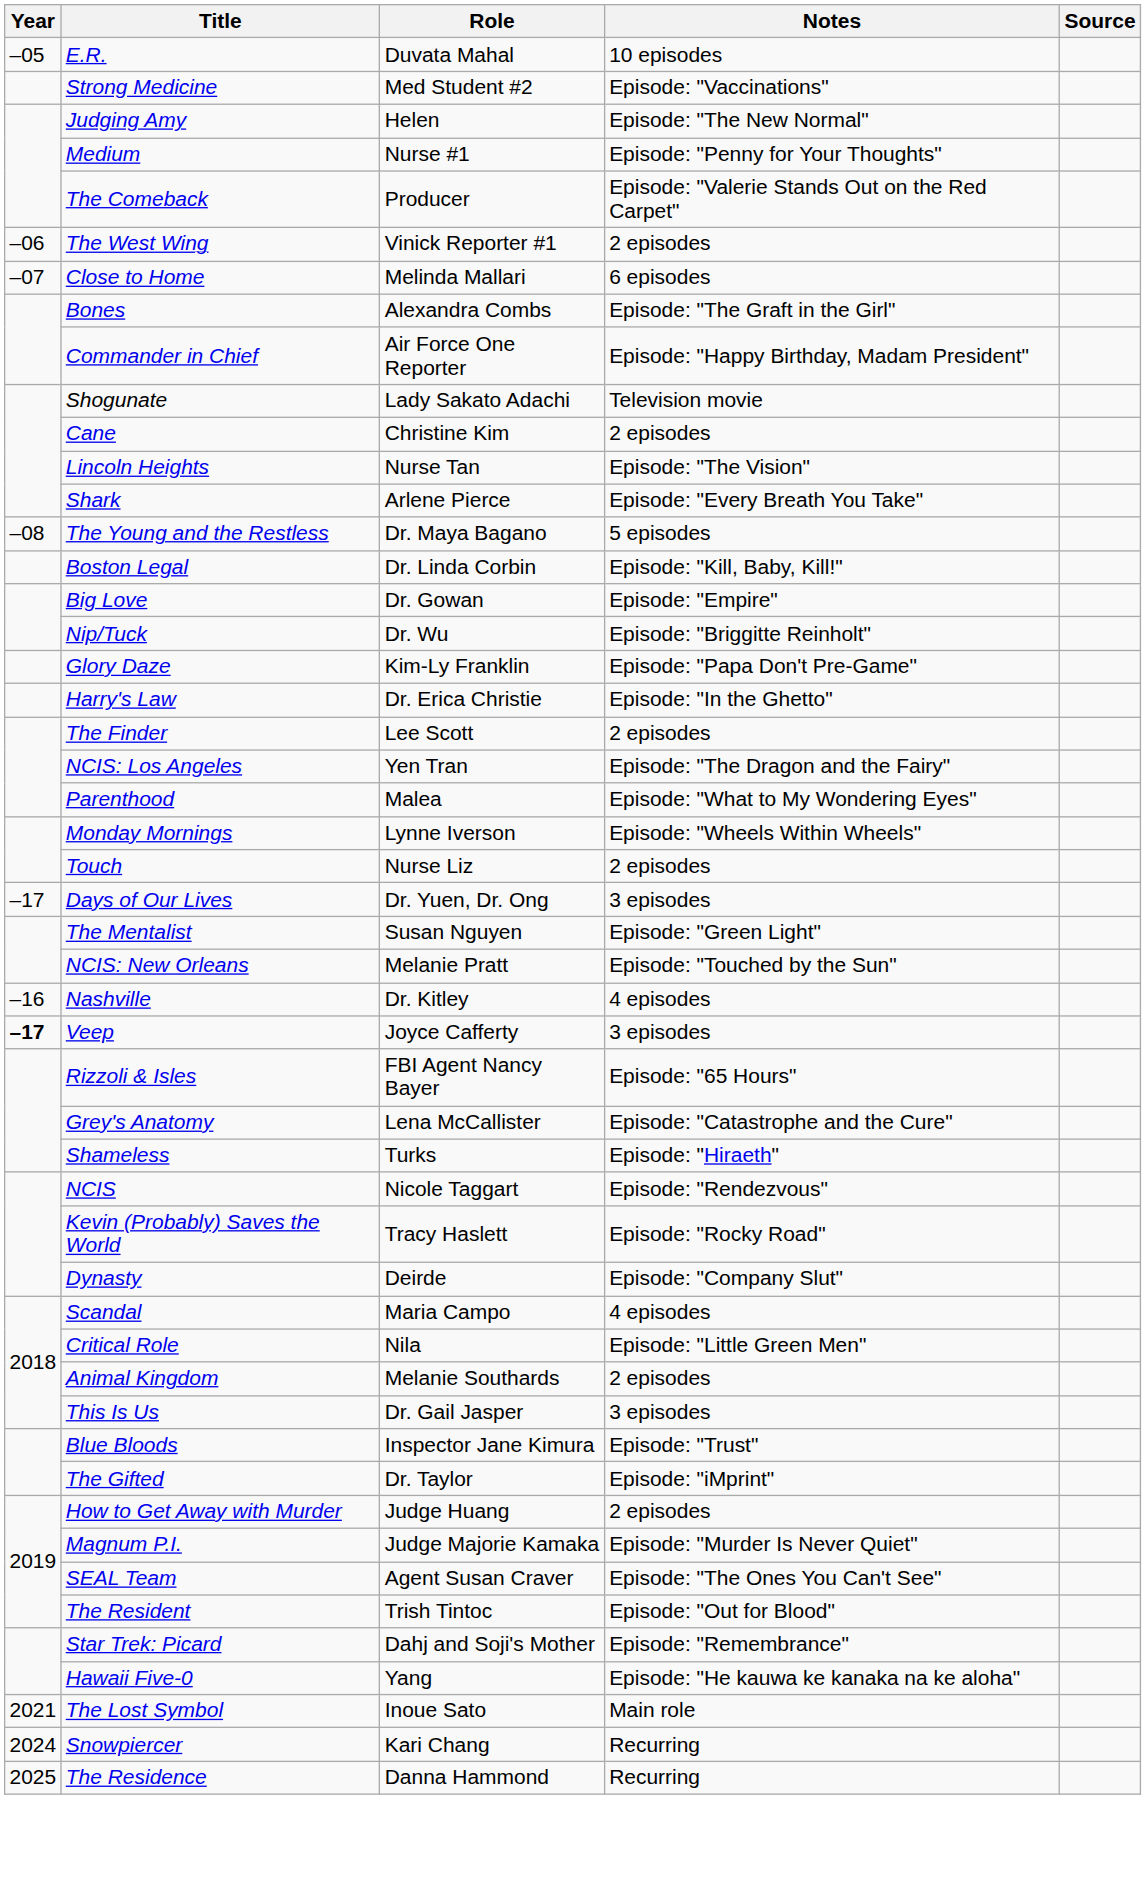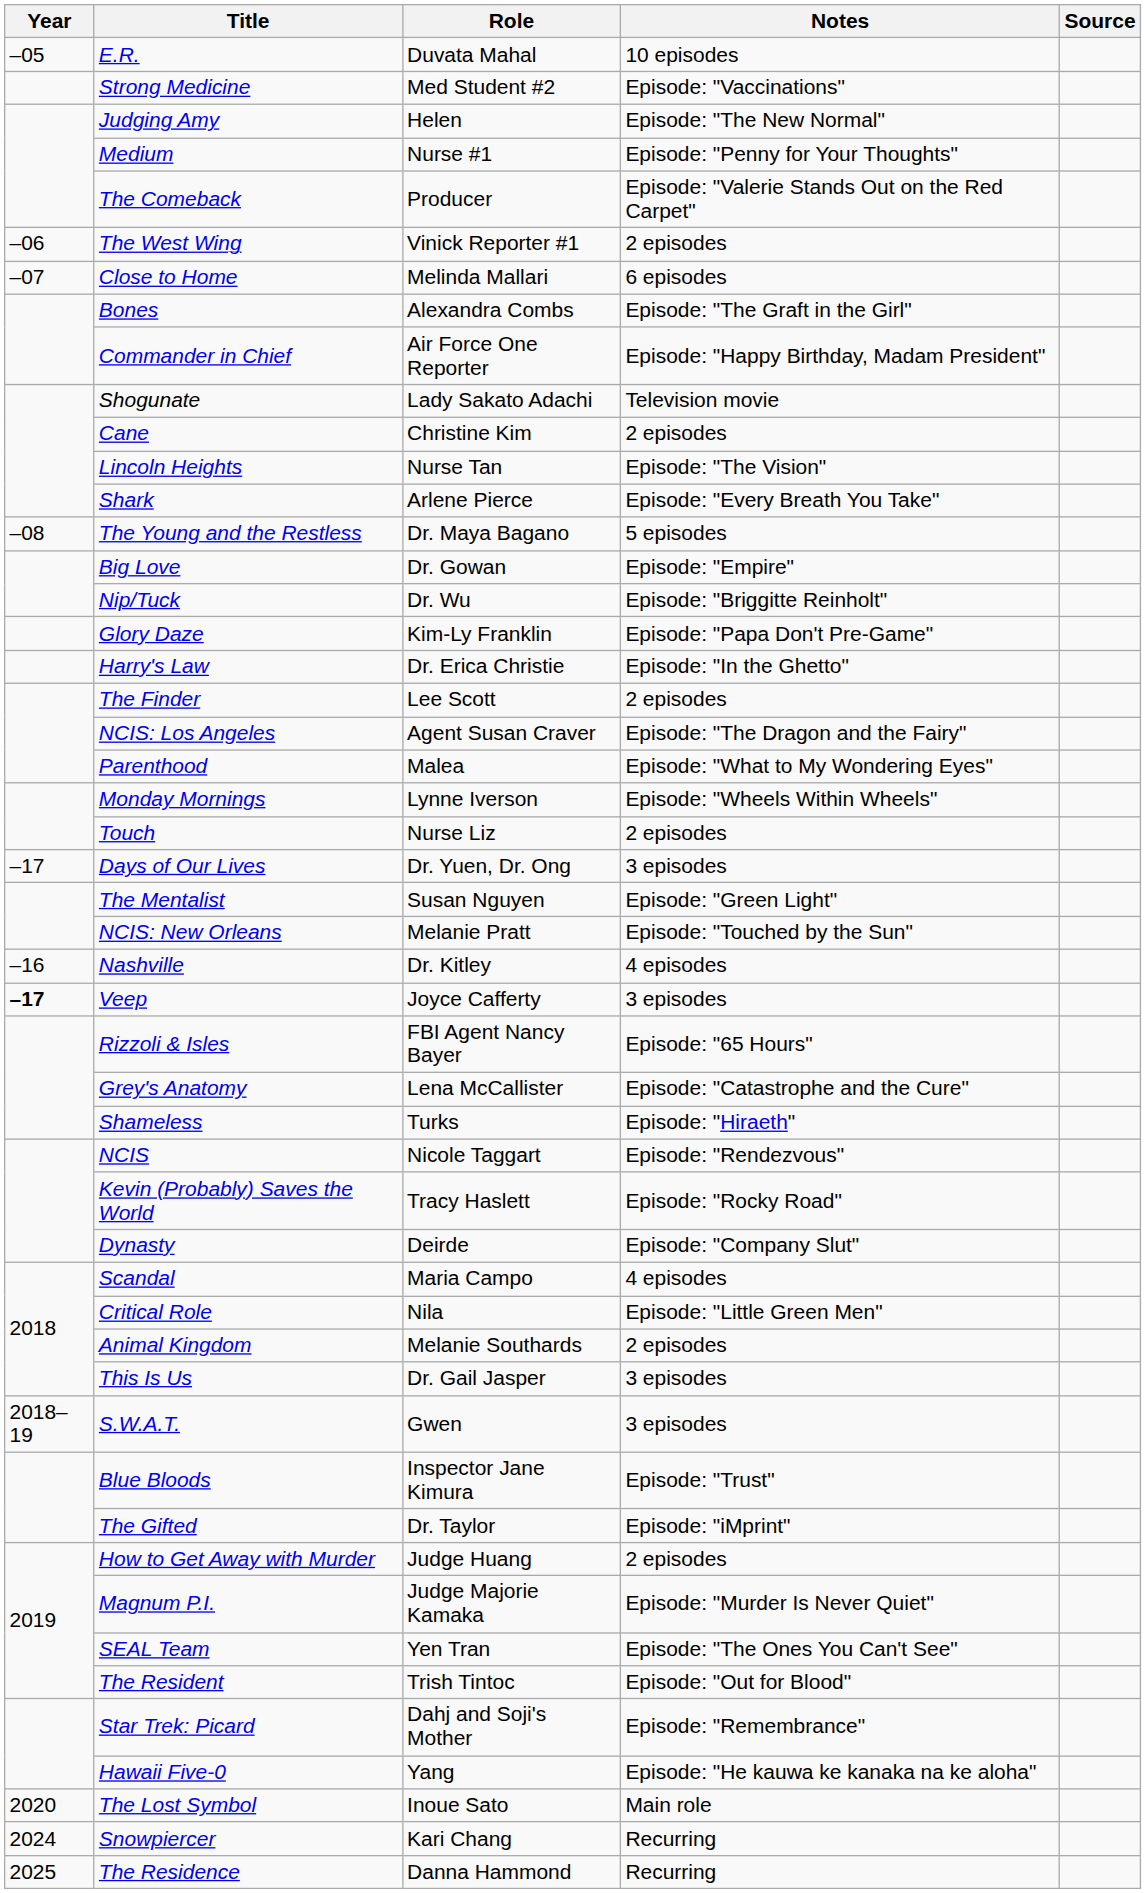- row: (127, 566)
(426, 766) Yen Tran -> (501, 733) Agent Susan Craver
+ row: (139, 1423)
(479, 1578) Agent Susan Craver -> (449, 1648) Yen Tran
(33, 1711) 2021 -> (33, 1805) 2020
